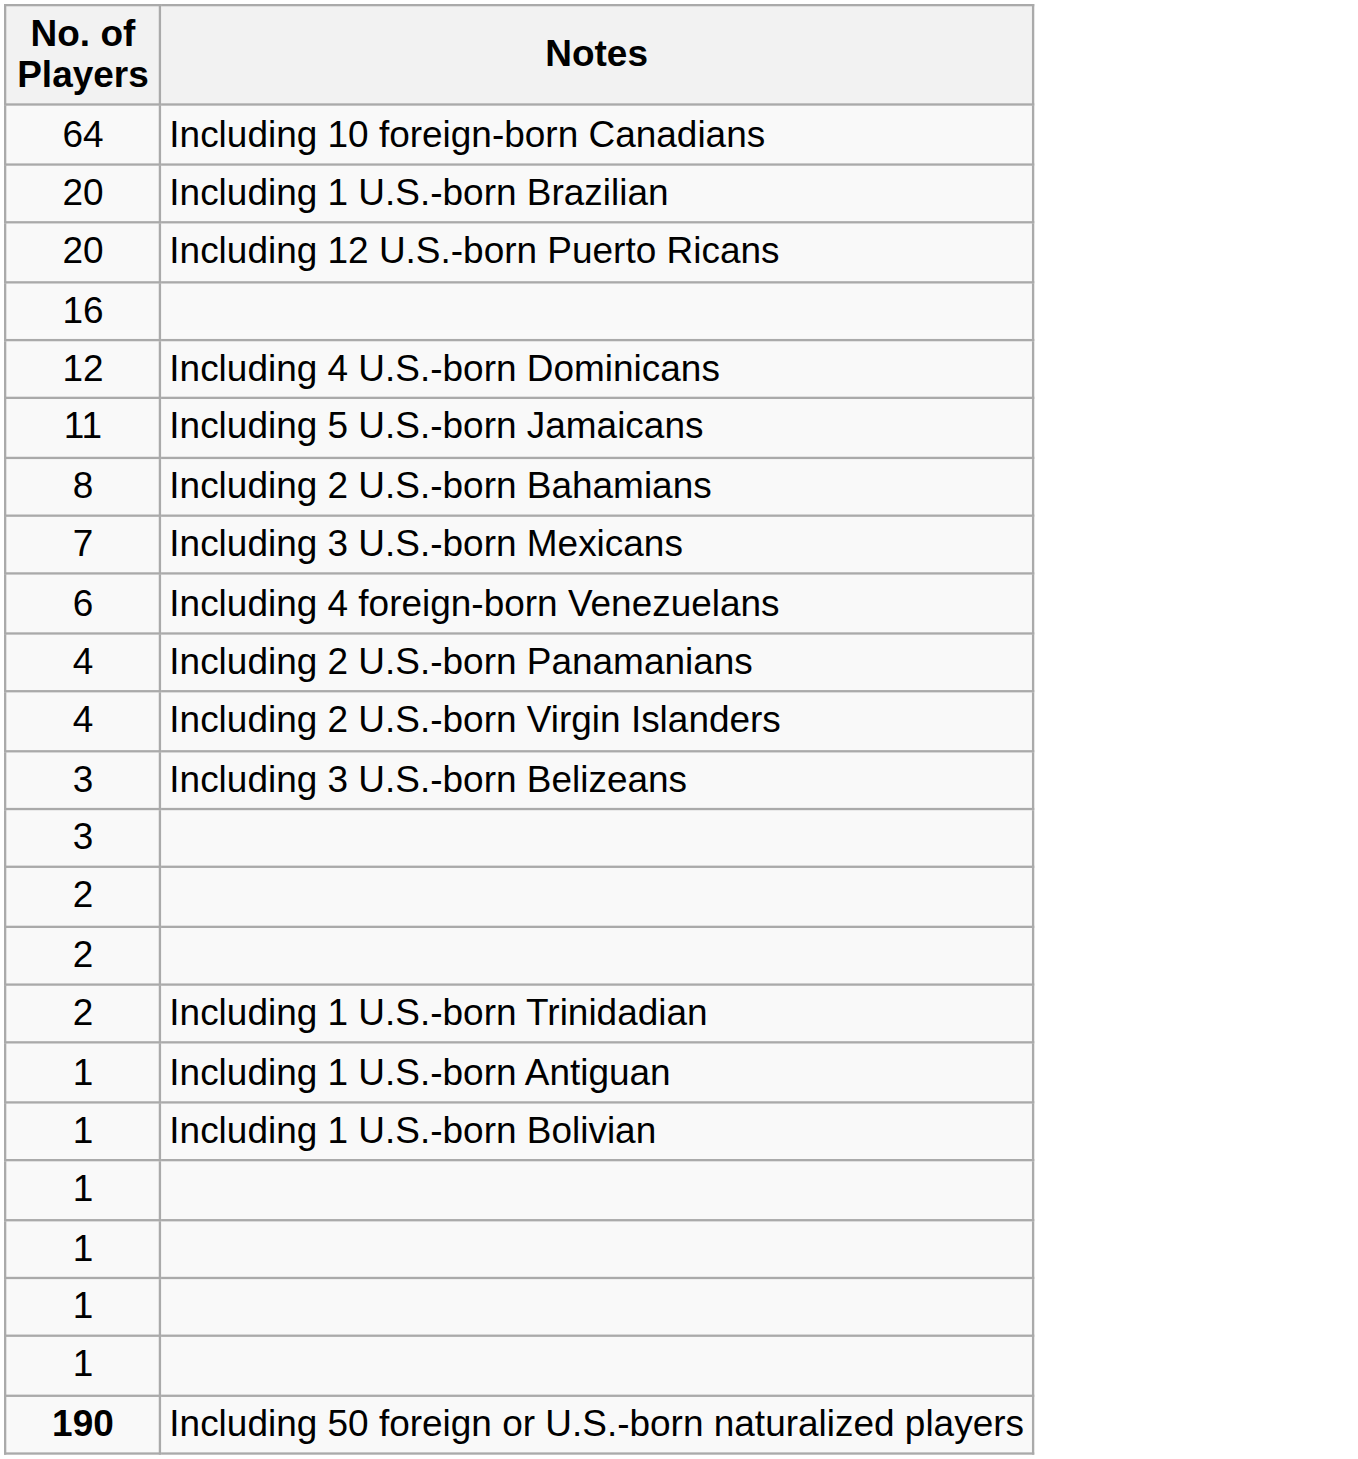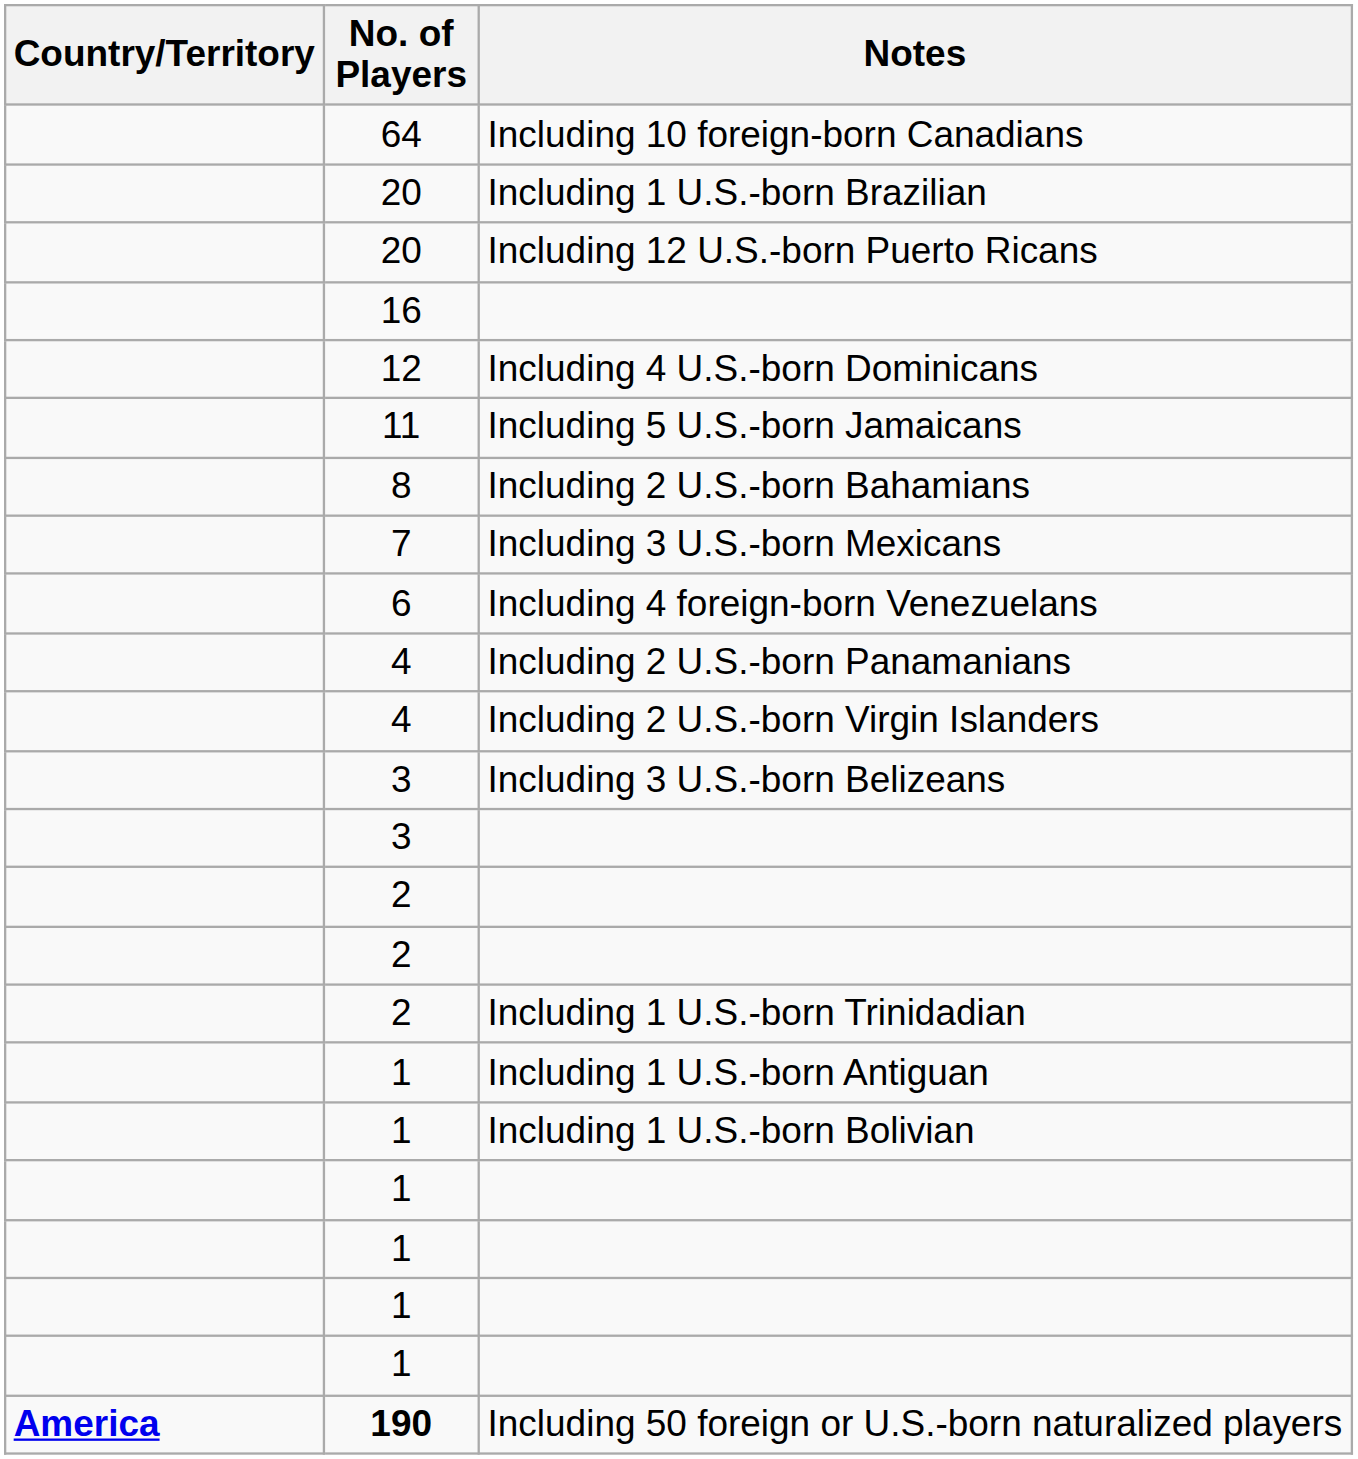+ column: (164, 54)
